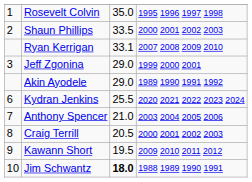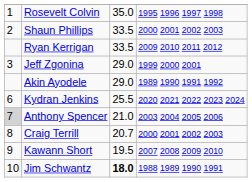(123, 47) 33.1 -> (123, 47) 33.5
(181, 47) 2007 2008 2009 2010 -> (180, 47) 2009 2010 2011 2012
(10, 116) no background -> (10, 116) lightgrey background
(123, 133) 20.5 -> (123, 133) 20.7
(180, 151) 2009 2010 2011 2012 -> (181, 151) 2007 2008 2009 2010
